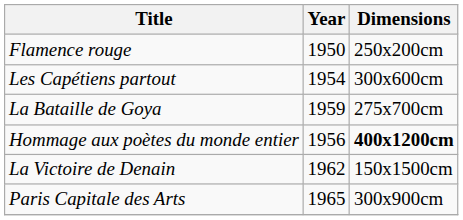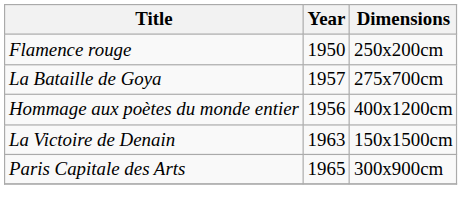- row: (92, 79)
(326, 109) 1959 -> (326, 79) 1957
(404, 139) bold -> (403, 109) normal
(326, 169) 1962 -> (326, 139) 1963
